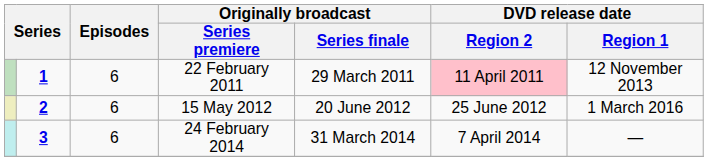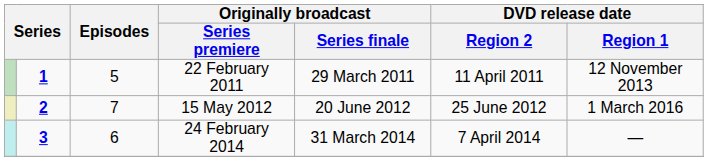(114, 77) 6 -> (114, 77) 5
(499, 77) pink background -> (499, 77) no background
(114, 108) 6 -> (114, 108) 7
